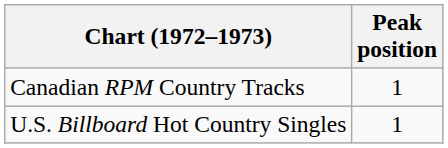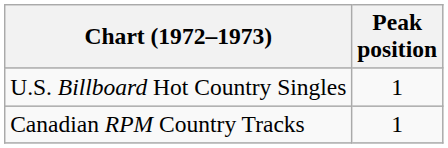rows swapped: (178, 124) <-> (157, 86)
